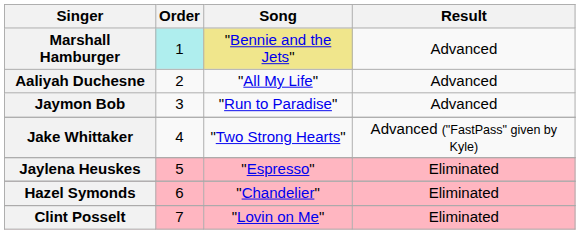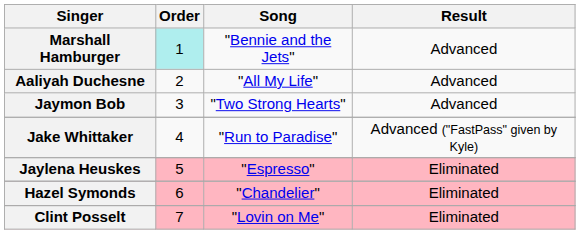(278, 48) khaki background -> (278, 48) no background
(278, 104) "Run to Paradise" -> (278, 104) "Two Strong Hearts"
(278, 137) "Two Strong Hearts" -> (278, 137) "Run to Paradise"
